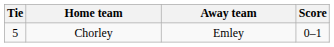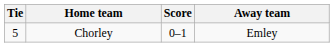columns swapped: (313, 13) <-> (228, 13)
